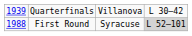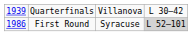(16, 24) 1988 -> (16, 24) 1986
